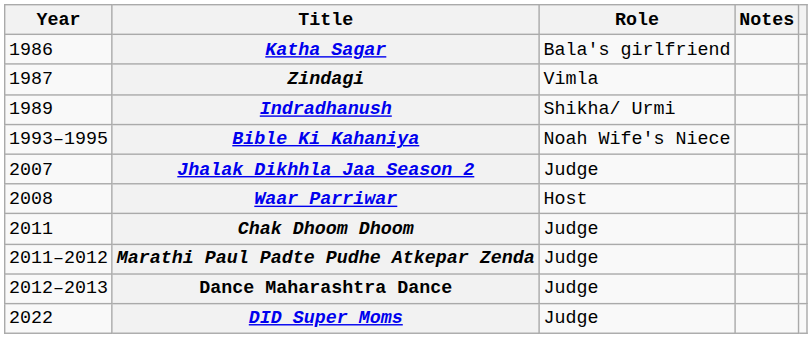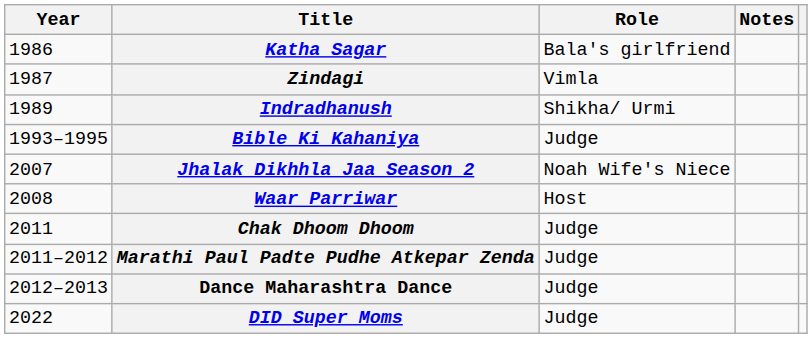(637, 139) Noah Wife's Niece -> (571, 139) Judge
(571, 169) Judge -> (637, 169) Noah Wife's Niece
